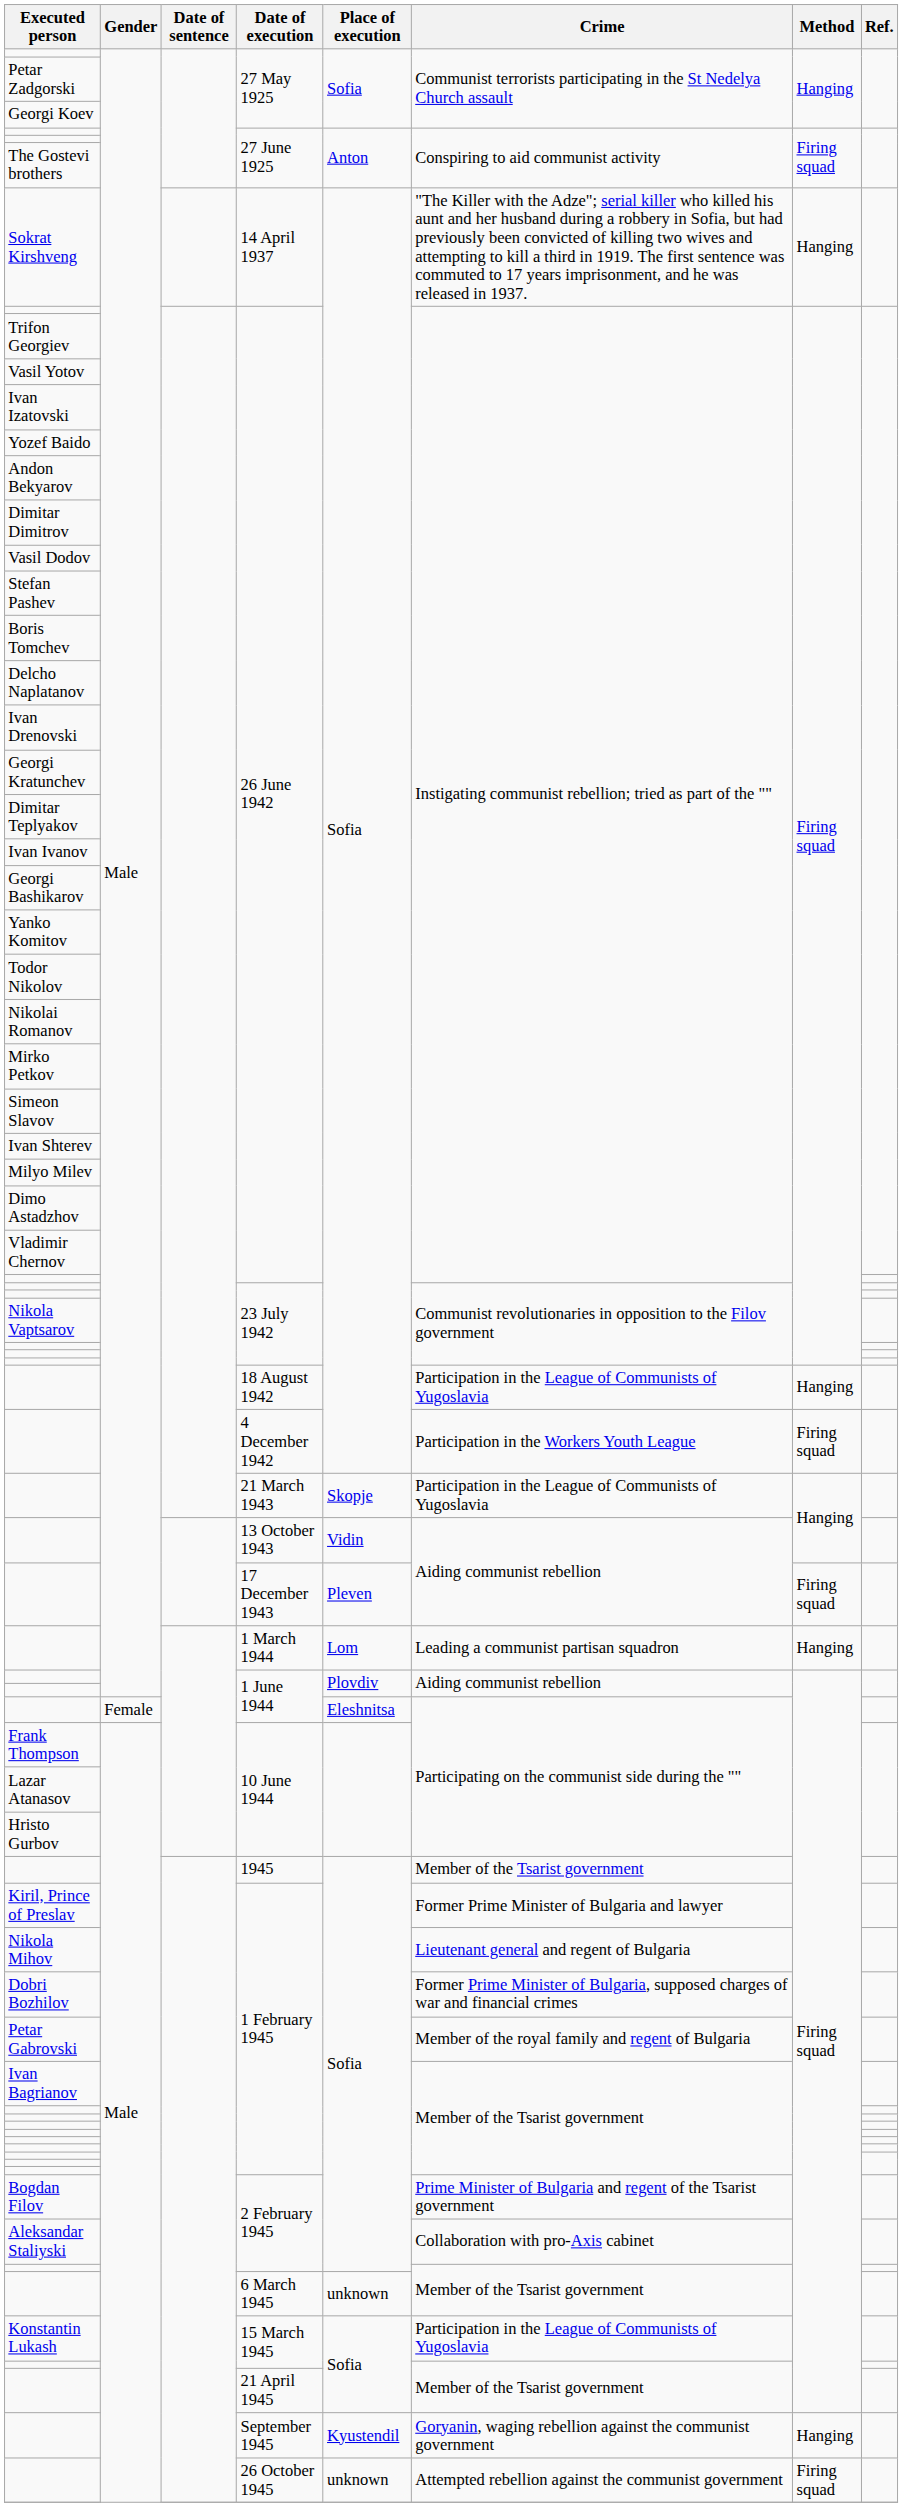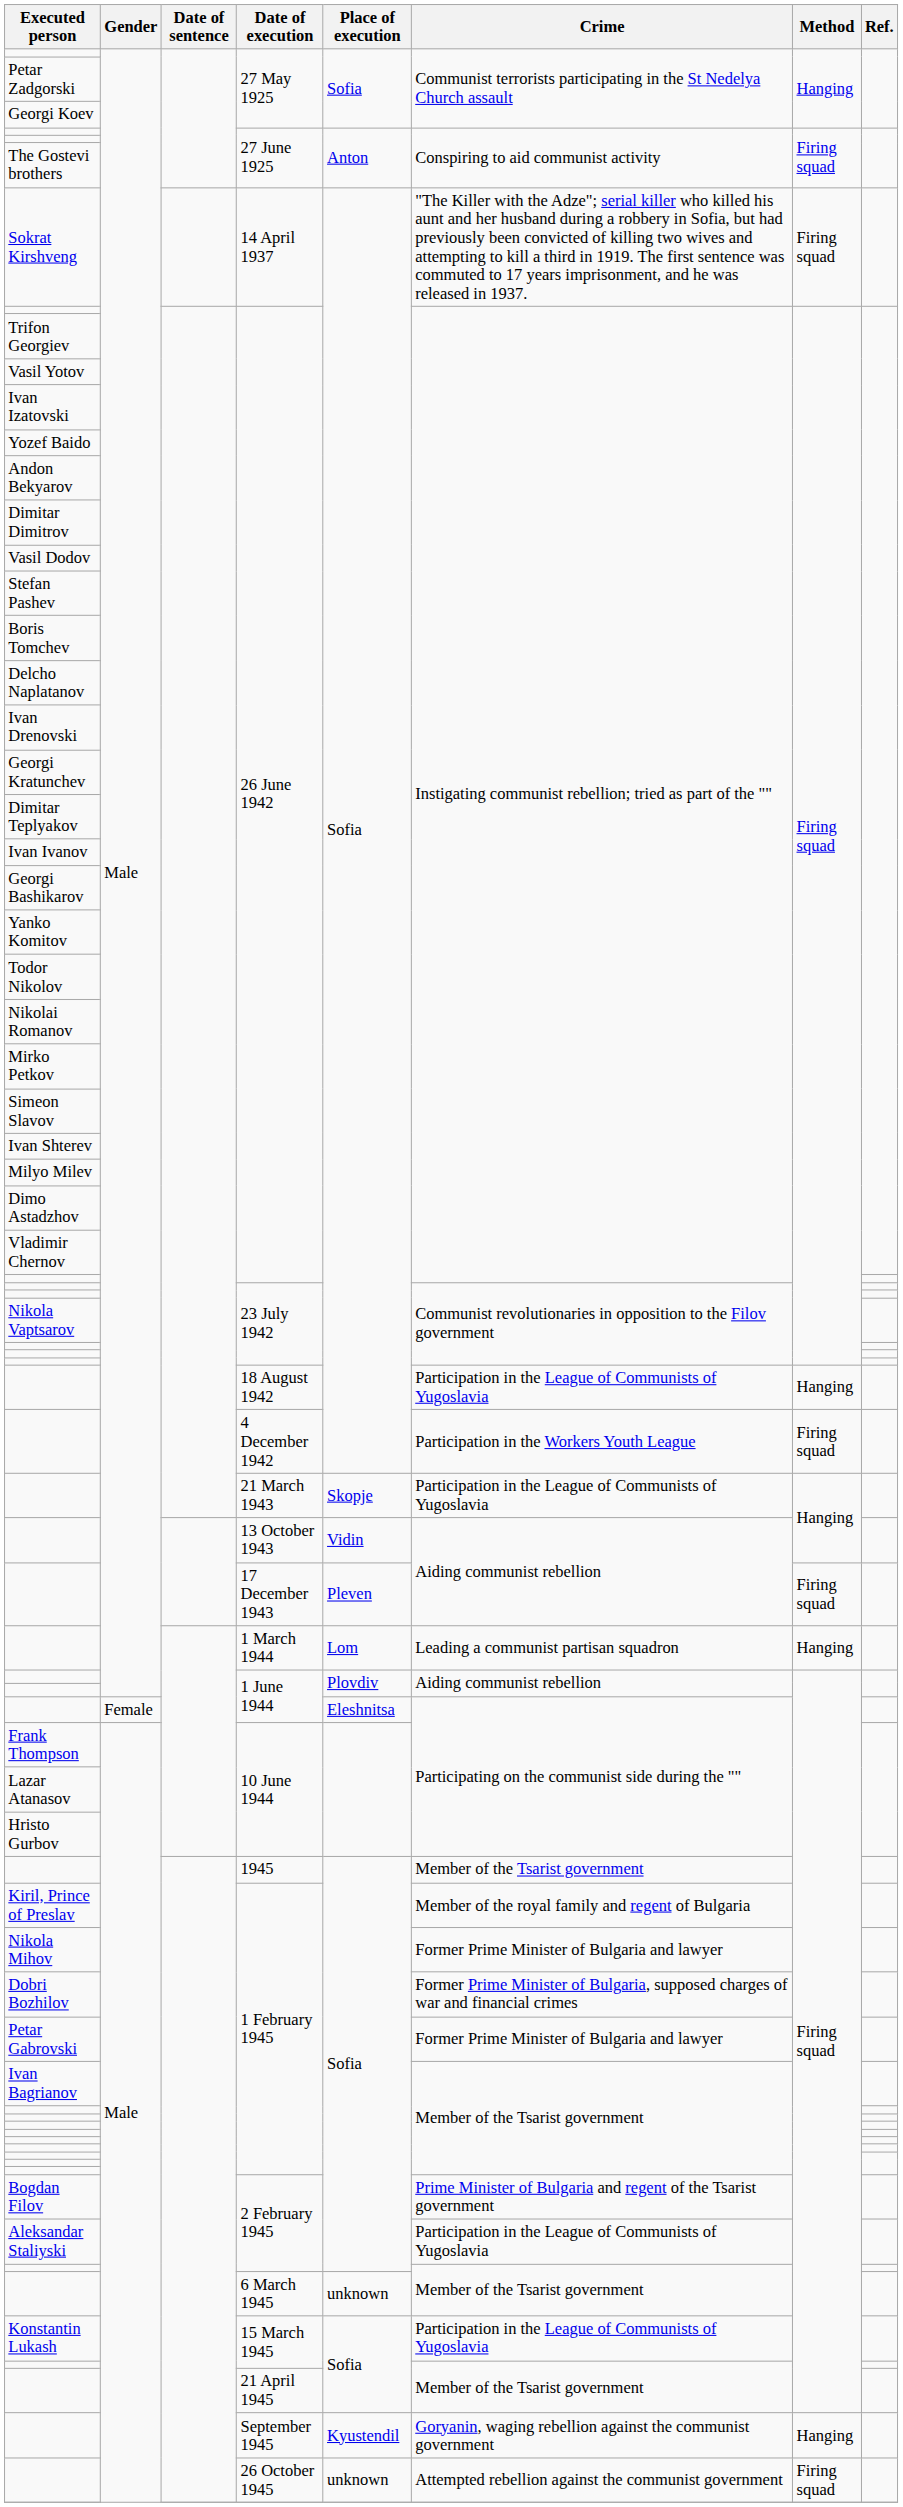(825, 246) Hanging -> (817, 246) Firing squad
(569, 1905) Former Prime Minister of Bulgaria and lawyer -> (583, 1905) Member of the royal family and regent of Bulgaria
(553, 1949) Lieutenant general and regent of Bulgaria -> (569, 1949) Former Prime Minister of Bulgaria and lawyer
(583, 2039) Member of the royal family and regent of Bulgaria -> (569, 2039) Former Prime Minister of Bulgaria and lawyer
(534, 2241) Collaboration with pro-Axis cabinet -> (566, 2241) Participation in the League of Communists of Yugoslavia
